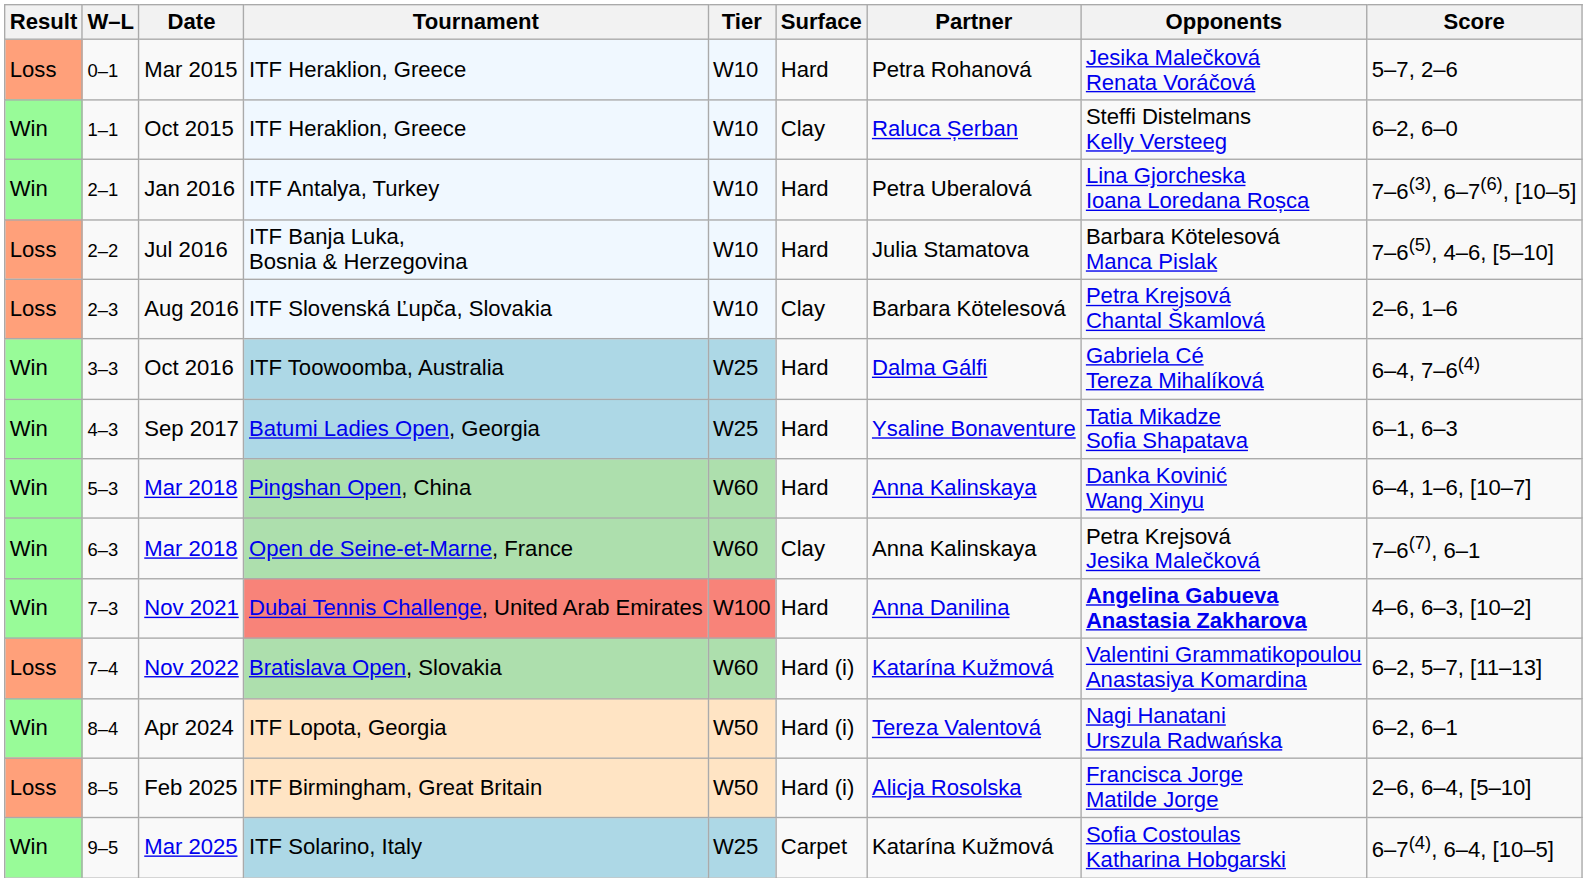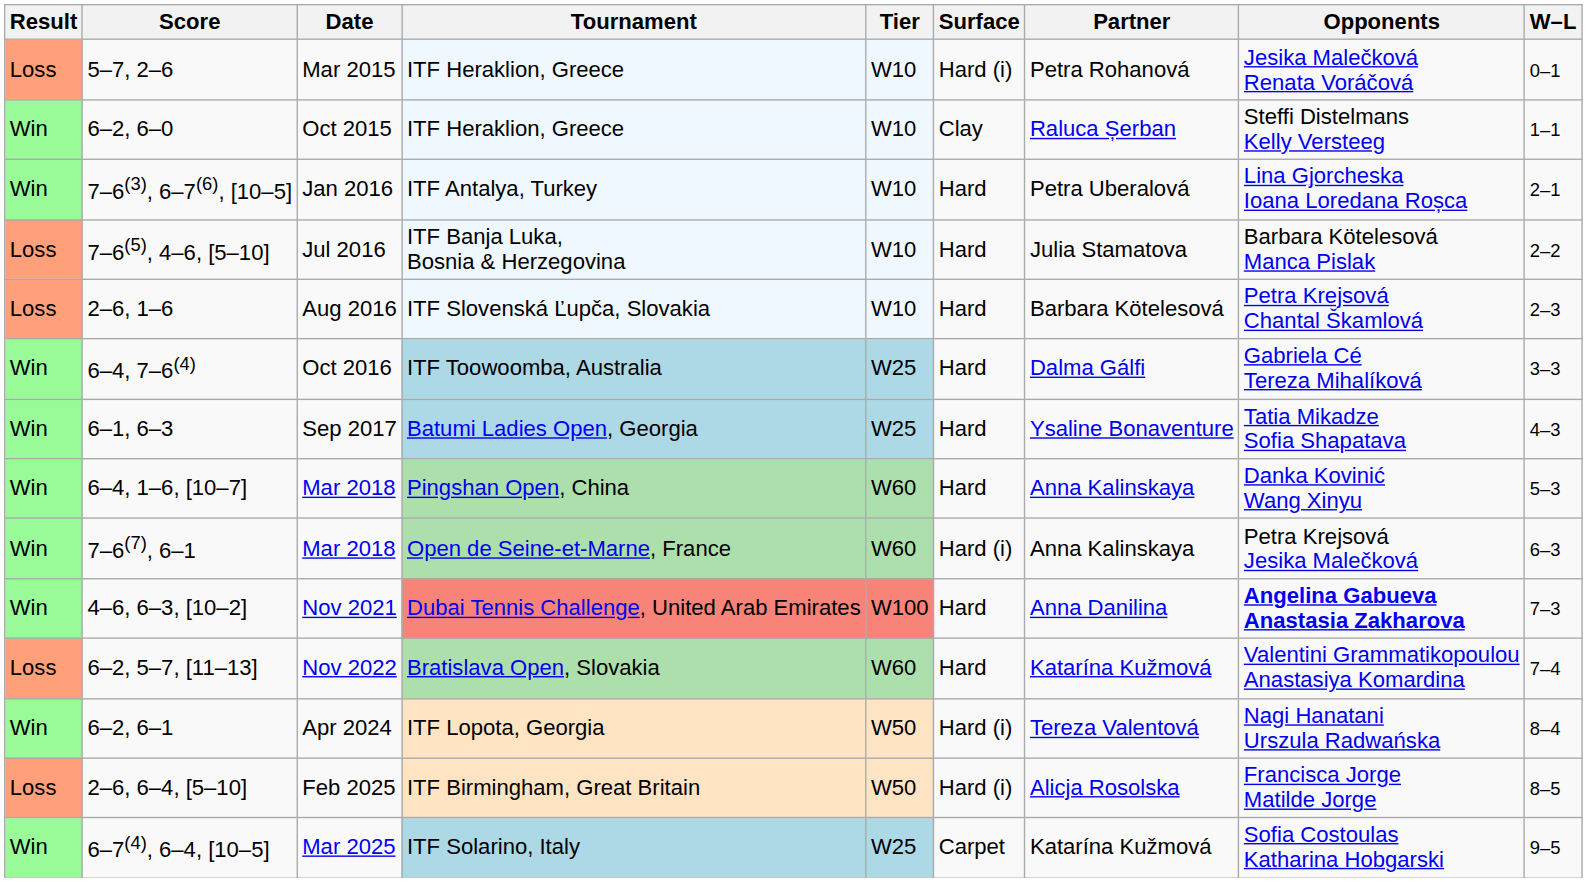columns swapped: (111, 22) <-> (1474, 22)
(805, 69) Hard -> (976, 69) Hard (i)
(803, 308) Clay -> (963, 308) Hard
(803, 548) Clay -> (976, 548) Hard (i)
(818, 668) Hard (i) -> (963, 668) Hard
